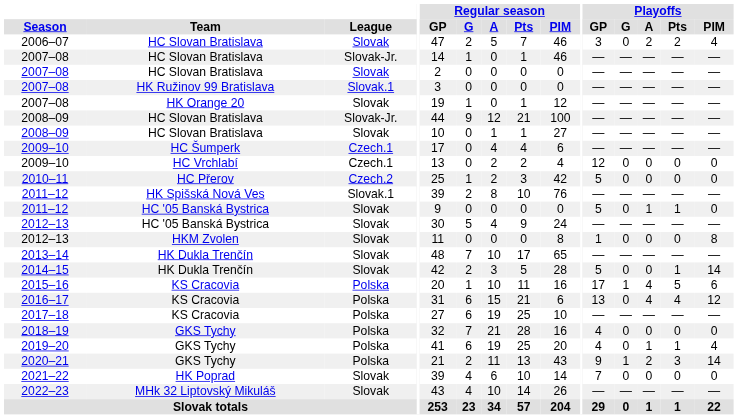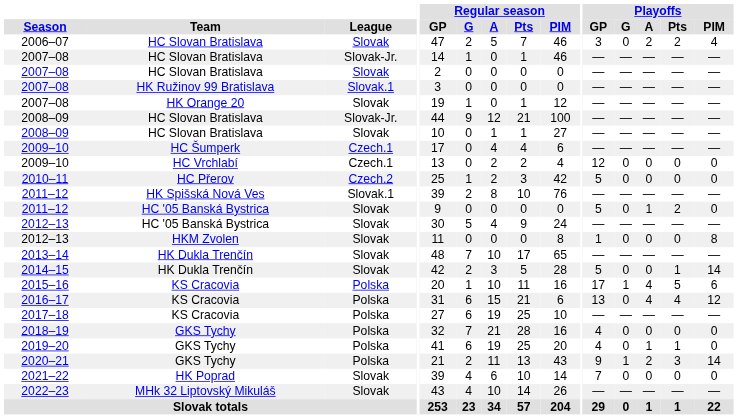(677, 209) 1 -> (677, 209) 2
(714, 346) 4 -> (714, 346) 0
